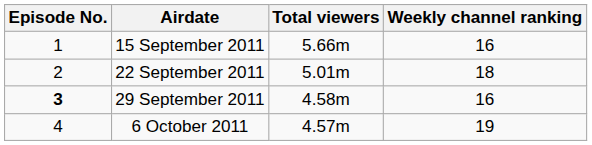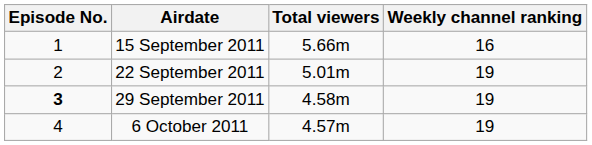(485, 72) 18 -> (485, 72) 19
(485, 99) 16 -> (485, 99) 19
